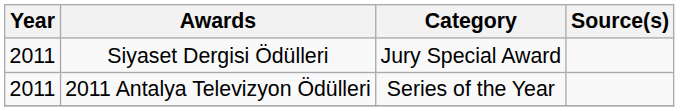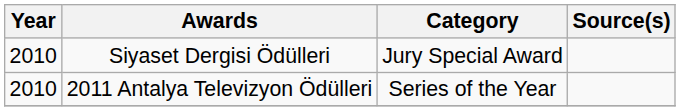(32, 55) 2011 -> (33, 55) 2010
(32, 88) 2011 -> (33, 88) 2010
